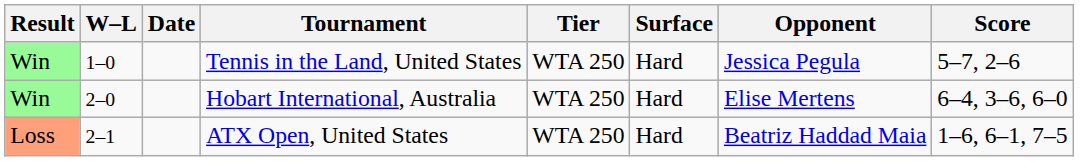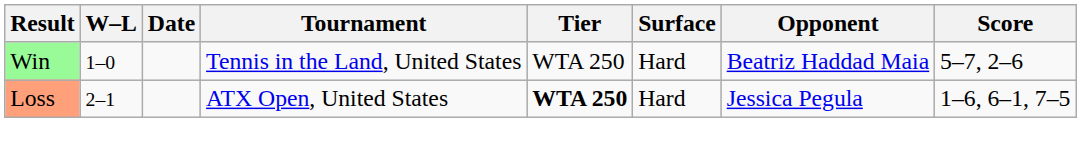(792, 60) Jessica Pegula -> (828, 60) Beatriz Haddad Maia
- row: (351, 98)
(578, 135) normal -> (580, 98) bold
(825, 135) Beatriz Haddad Maia -> (795, 98) Jessica Pegula
